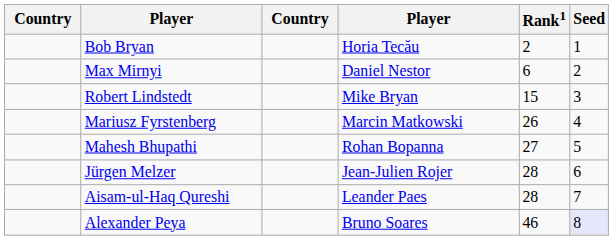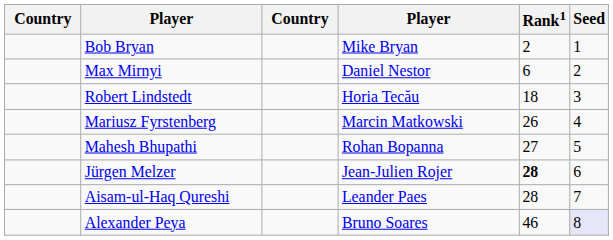(381, 46) Horia Tecău -> (380, 46) Mike Bryan
(380, 96) Mike Bryan -> (381, 96) Horia Tecău
(530, 96) 15 -> (530, 96) 18
(530, 172) normal -> (530, 172) bold
